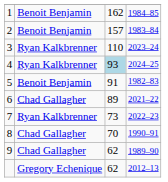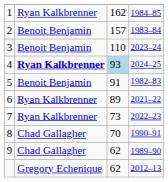(54, 13) Benoit Benjamin -> (57, 13) Ryan Kalkbrenner
(57, 47) Ryan Kalkbrenner -> (54, 47) Benoit Benjamin
(57, 64) normal -> (61, 64) bold
(52, 99) Chad Gallagher -> (57, 99) Ryan Kalkbrenner
